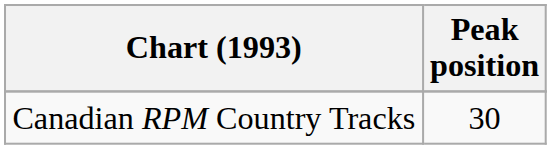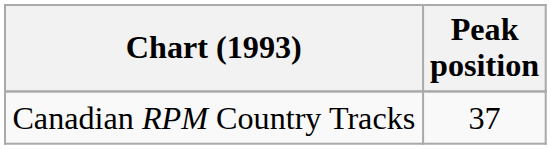(485, 117) 30 -> (485, 117) 37
